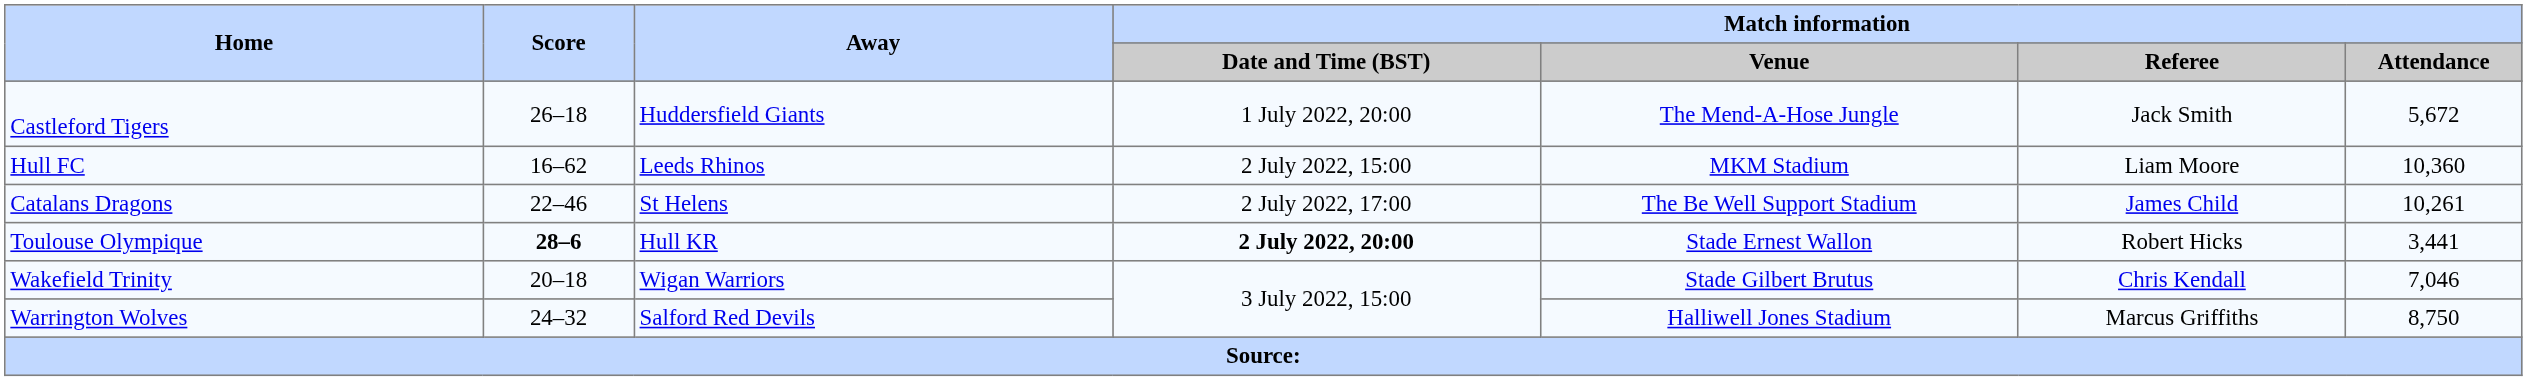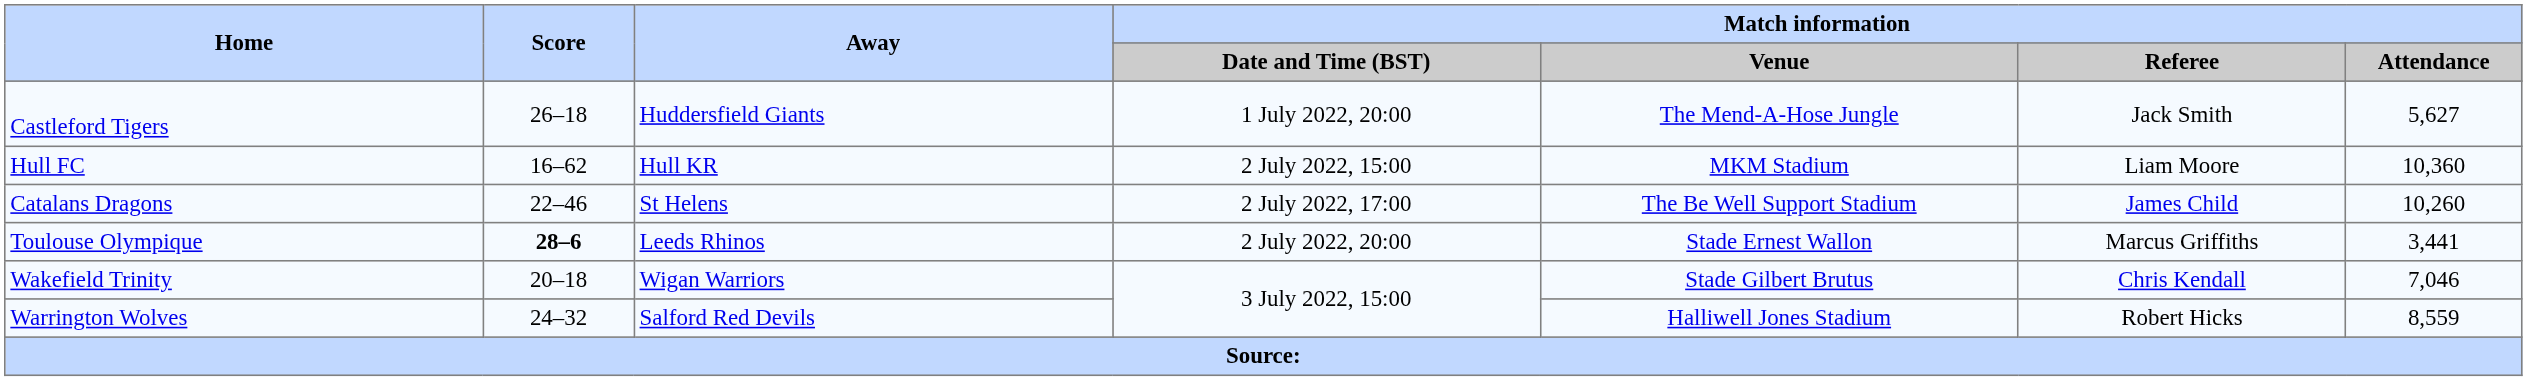(2434, 113) 5,672 -> (2434, 113) 5,627
(702, 165) Leeds Rhinos -> (679, 165) Hull KR
(2434, 203) 10,261 -> (2434, 203) 10,260
(679, 241) Hull KR -> (702, 241) Leeds Rhinos
(1326, 241) bold -> (1326, 241) normal
(2182, 241) Robert Hicks -> (2182, 241) Marcus Griffiths
(2182, 317) Marcus Griffiths -> (2182, 317) Robert Hicks
(2434, 317) 8,750 -> (2434, 317) 8,559
